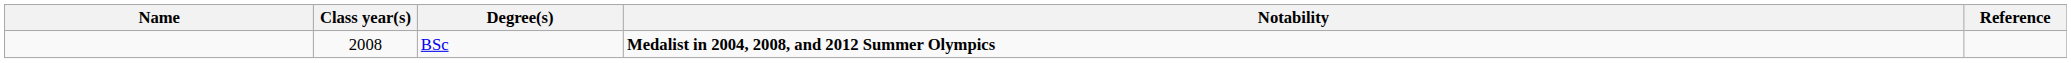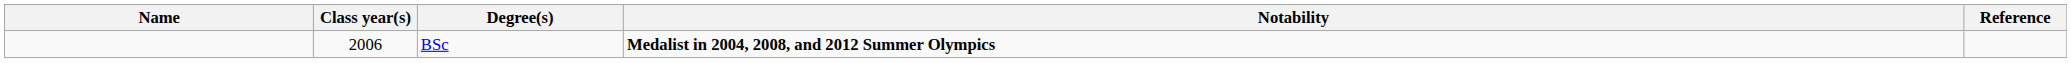(365, 44) 2008 -> (365, 44) 2006
